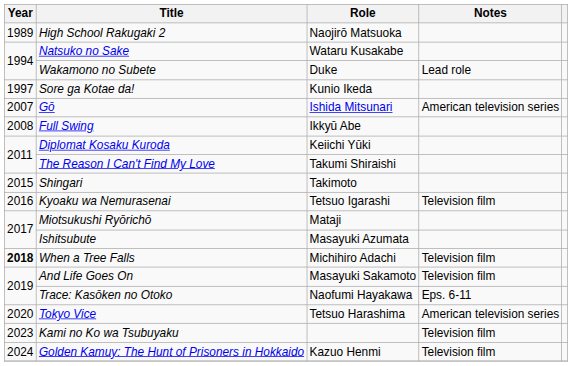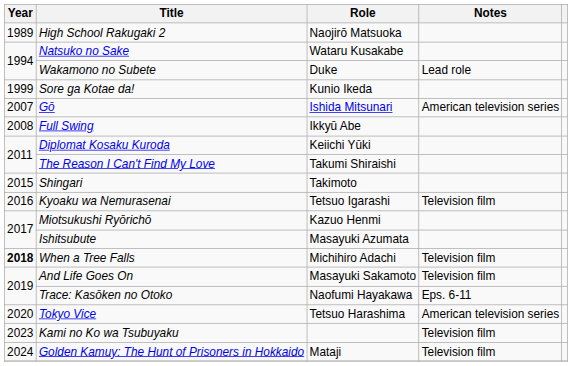(20, 88) 1997 -> (20, 88) 1999
(325, 220) Mataji -> (345, 220) Kazuo Henmi
(345, 351) Kazuo Henmi -> (325, 351) Mataji
